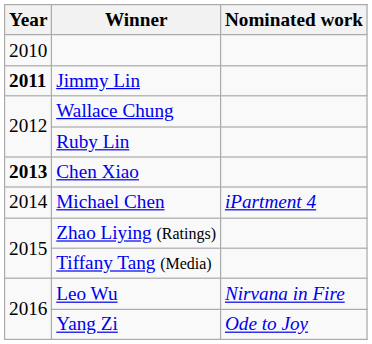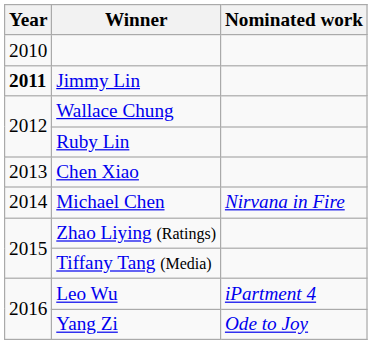(28, 171) bold -> (28, 171) normal
(271, 202) iPartment 4 -> (285, 202) Nirvana in Fire
(285, 293) Nirvana in Fire -> (271, 293) iPartment 4
